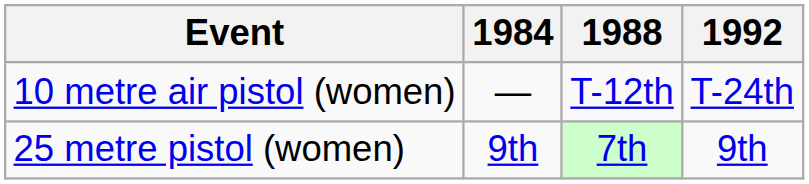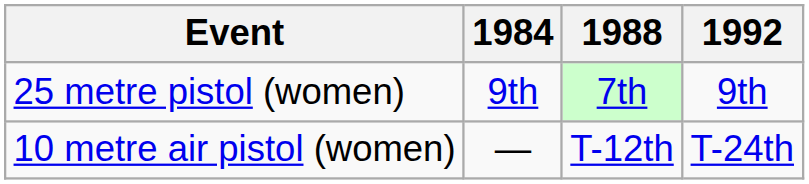rows swapped: (209, 149) <-> (235, 91)
